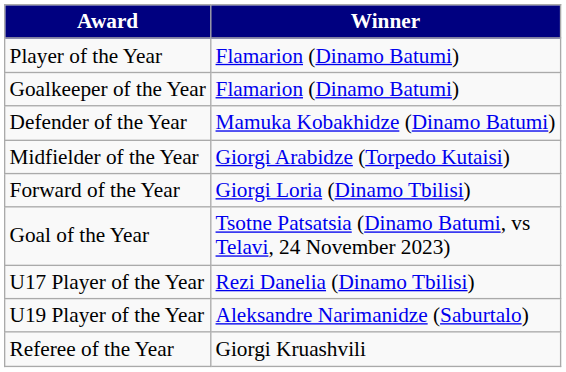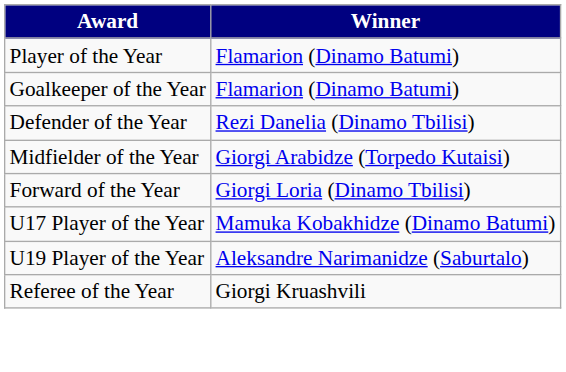(385, 122) Mamuka Kobakhidze (Dinamo Batumi) -> (345, 122) Rezi Danelia (Dinamo Tbilisi)
- row: (79, 235)
(345, 281) Rezi Danelia (Dinamo Tbilisi) -> (385, 223) Mamuka Kobakhidze (Dinamo Batumi)
